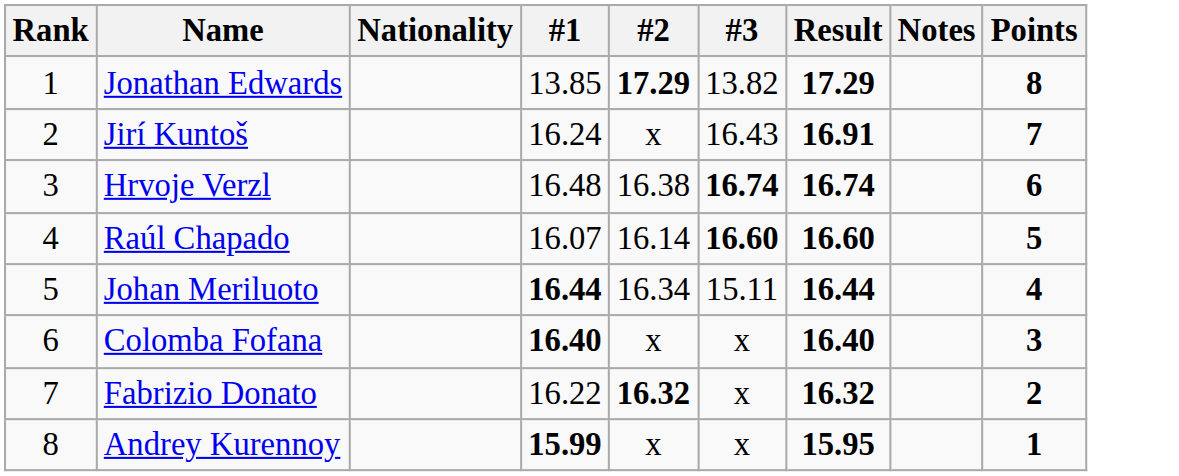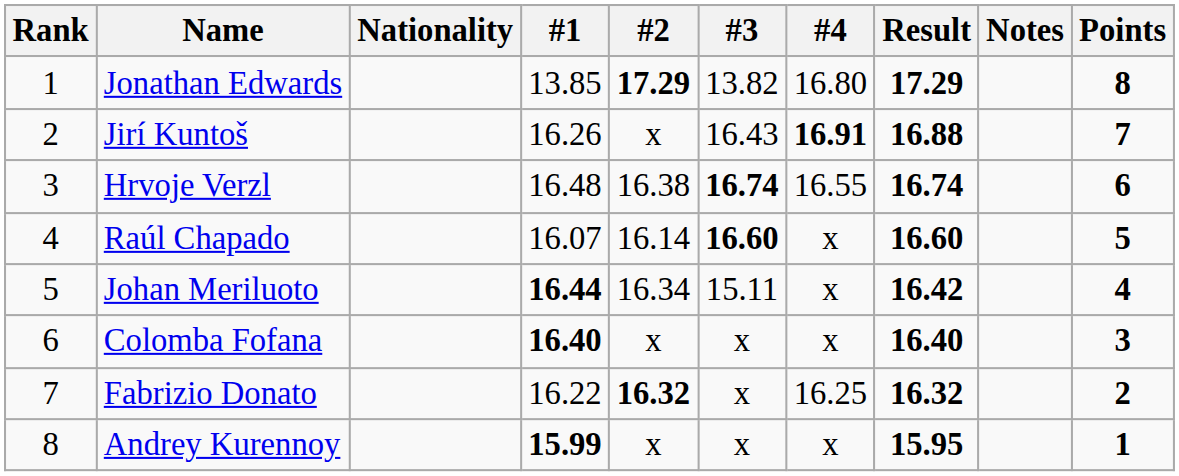+ column: (830, 30)
(565, 133) 16.24 -> (565, 133) 16.26
(838, 133) 16.91 -> (927, 133) 16.88
(838, 289) 16.44 -> (927, 289) 16.42
